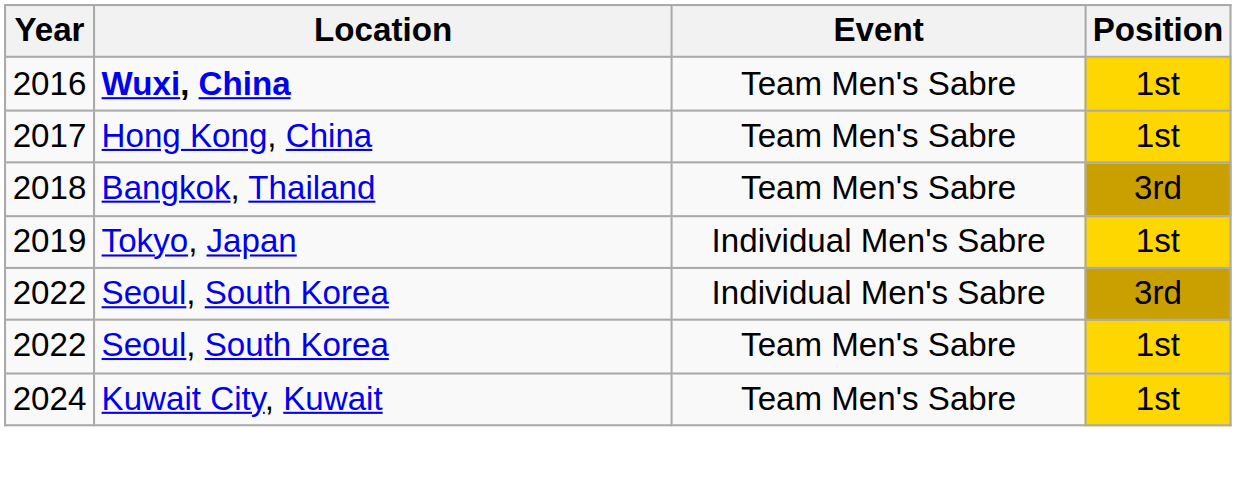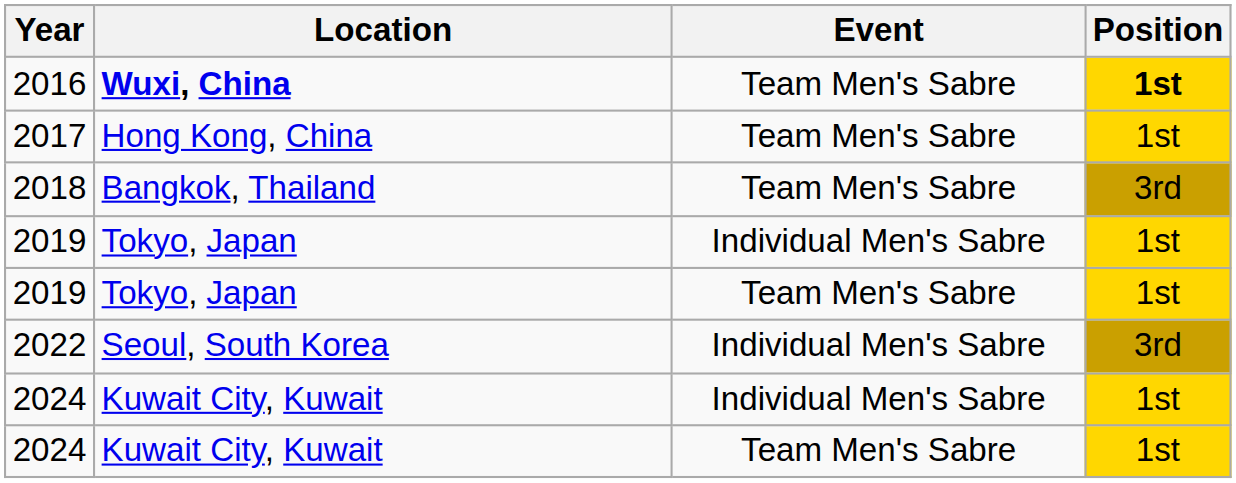(1158, 83) normal -> (1158, 83) bold
+ row: (50, 293)
- row: (50, 345)
+ row: (50, 398)
